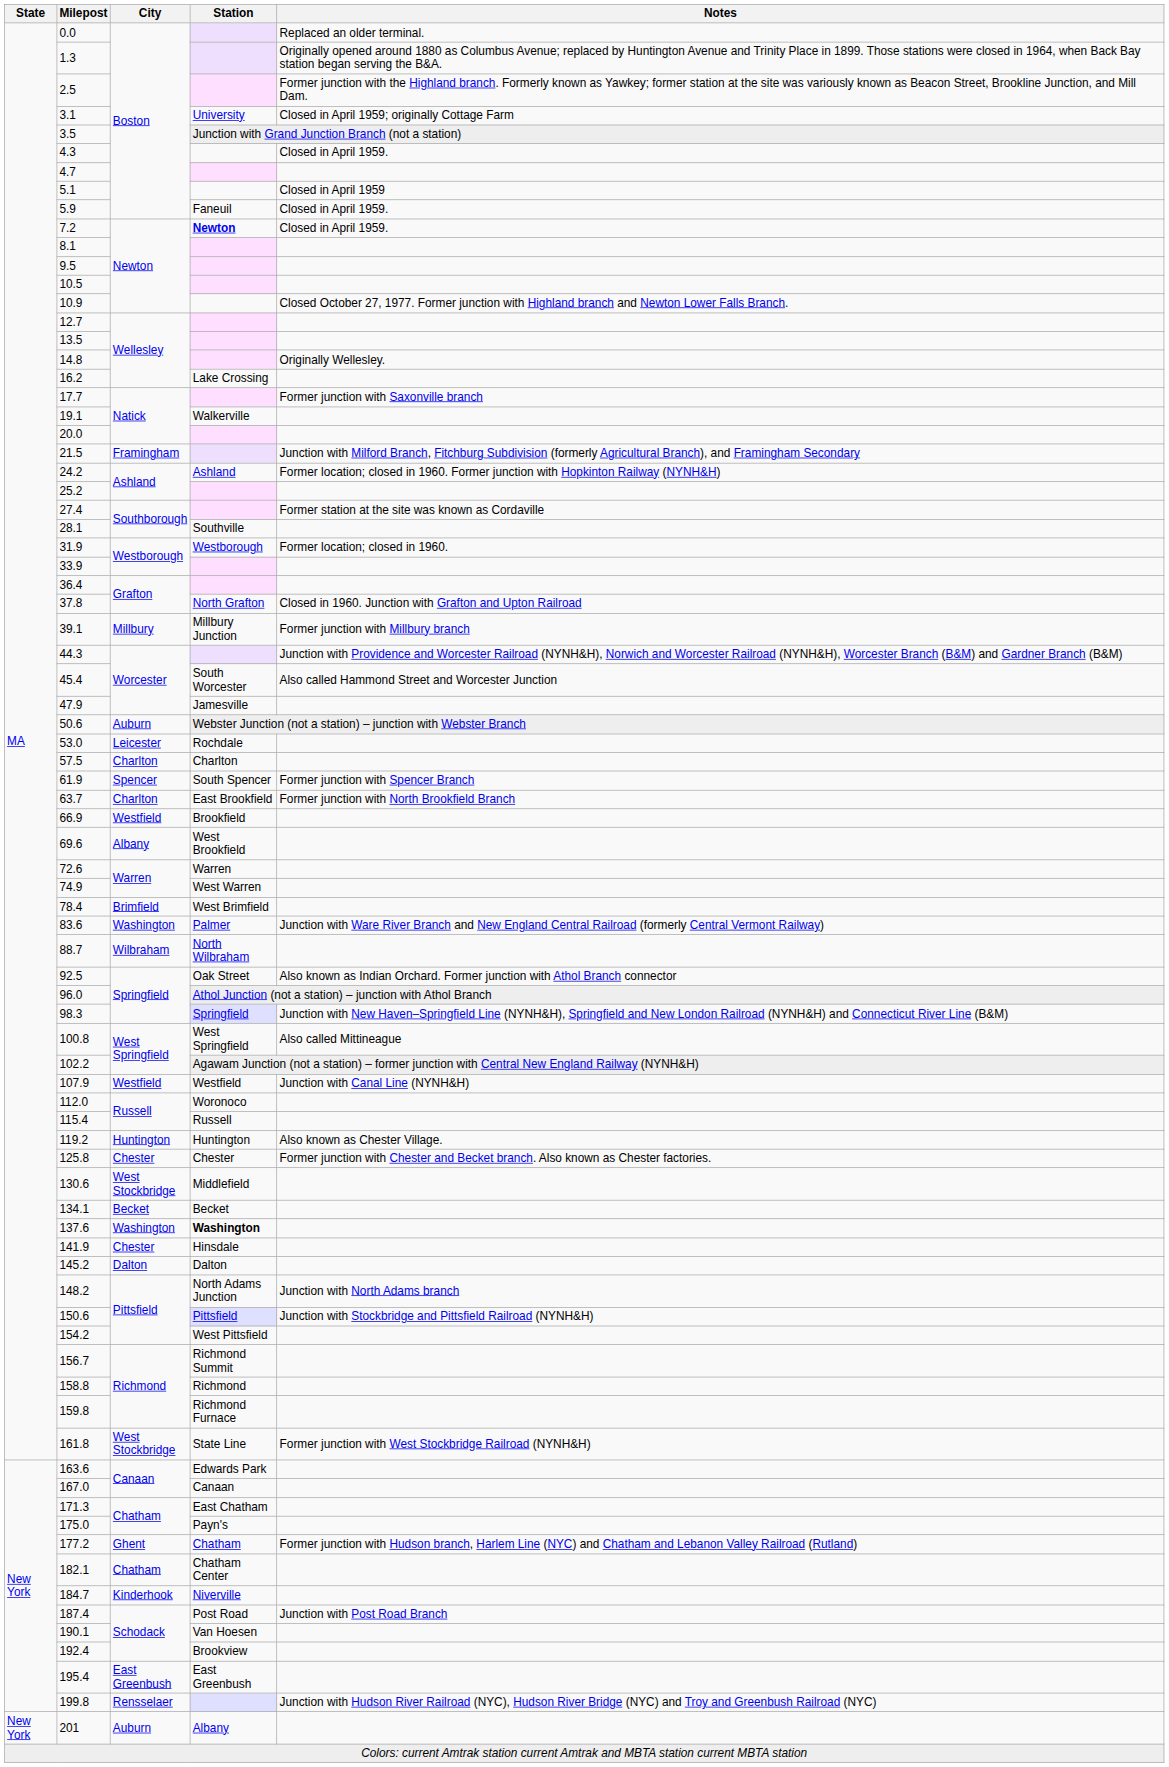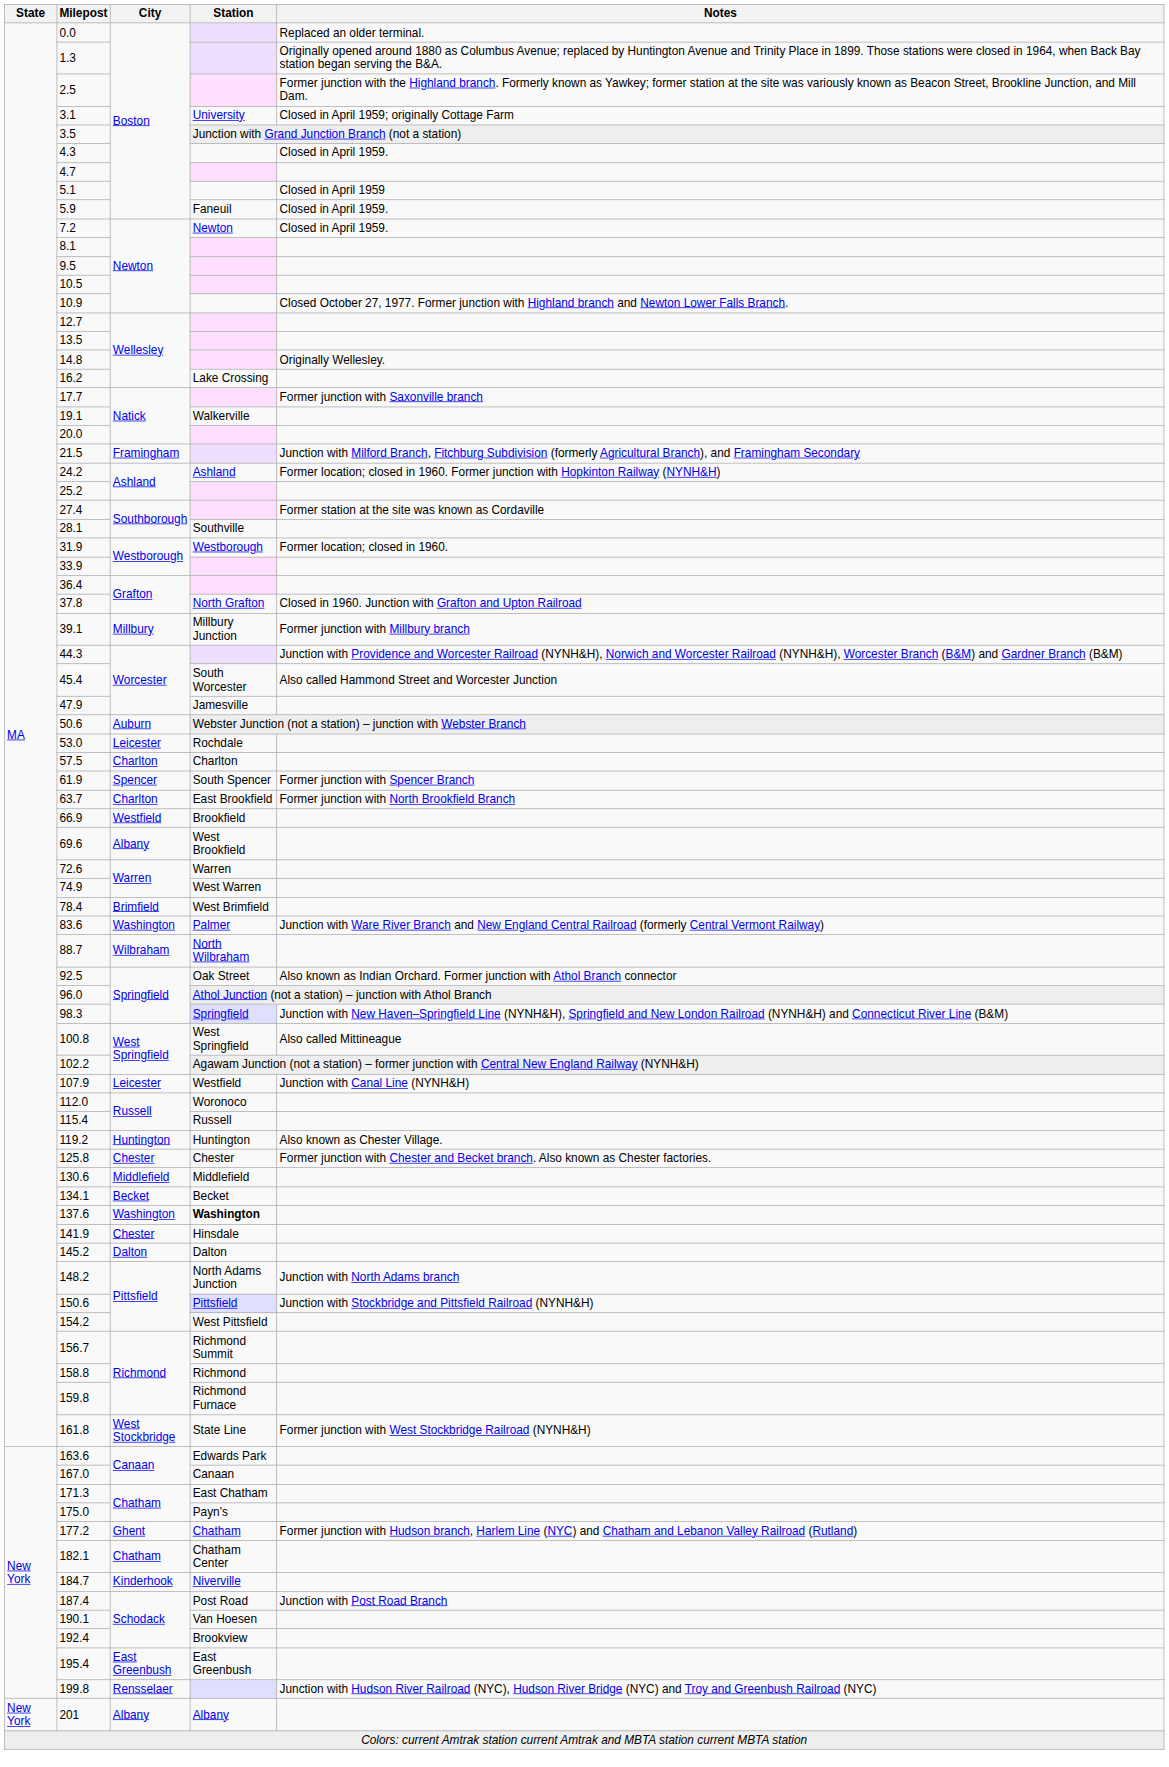(214, 228) bold -> (213, 228) normal
(137, 1083) Westfield -> (137, 1083) Leicester
(144, 1184) West Stockbridge -> (141, 1177) Middlefield
(132, 1728) Auburn -> (131, 1714) Albany
